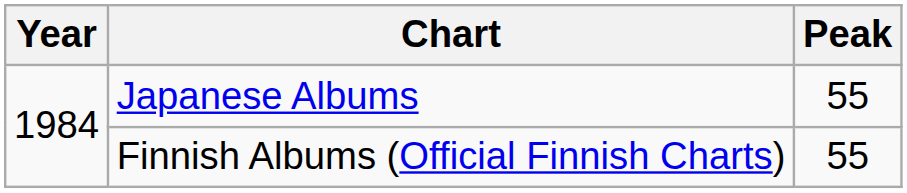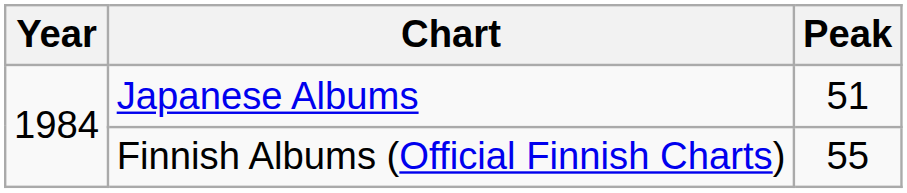(848, 95) 55 -> (848, 95) 51
